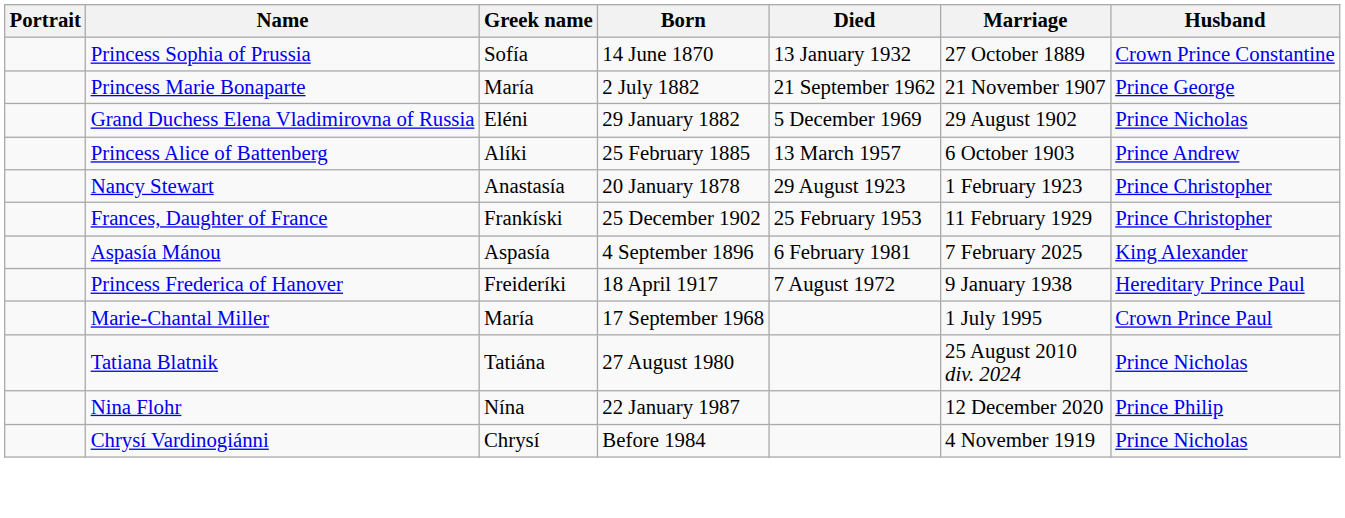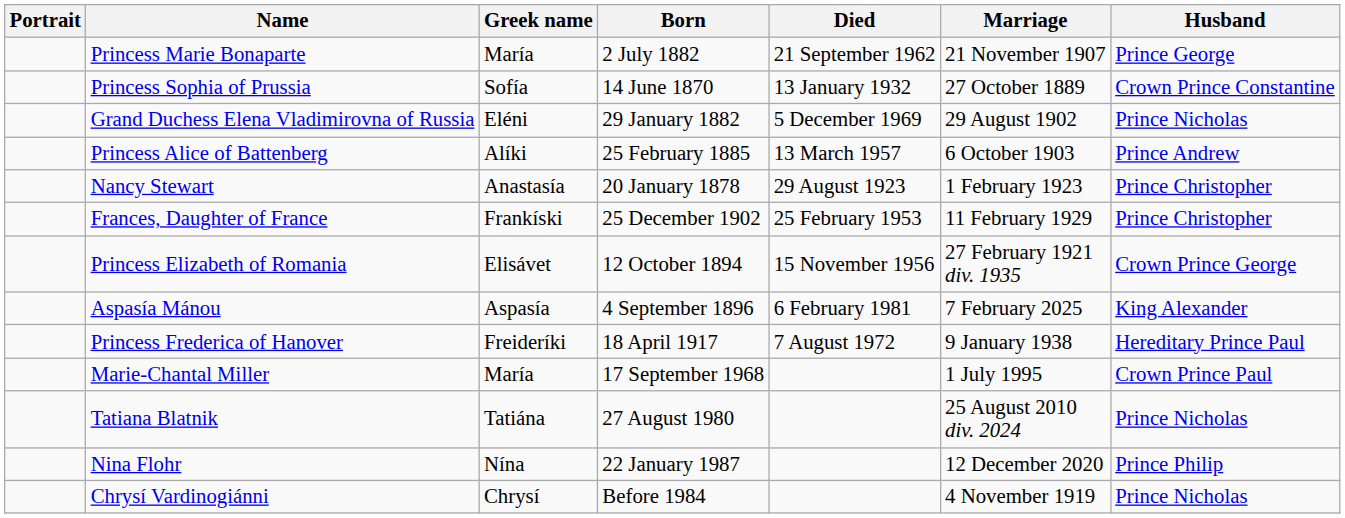rows swapped: (201, 53) <-> (198, 86)
+ row: (219, 263)
